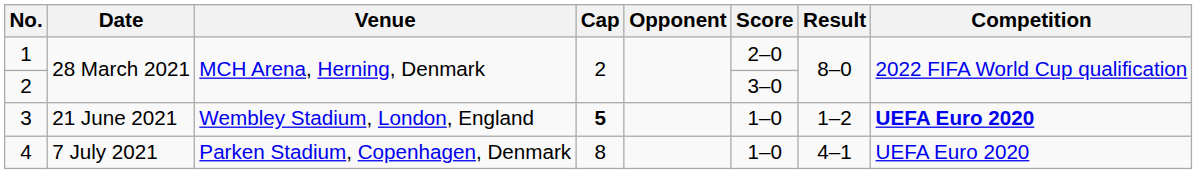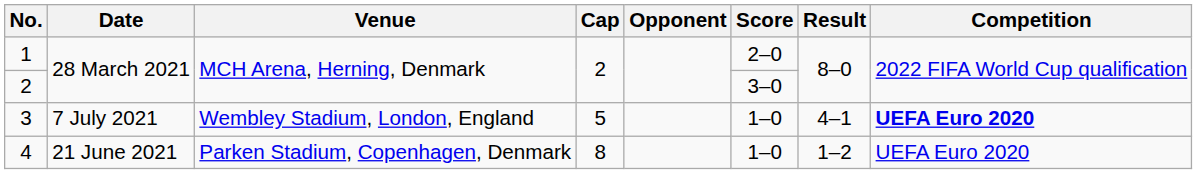(115, 119) 21 June 2021 -> (105, 119) 7 July 2021
(600, 119) bold -> (600, 119) normal
(835, 119) 1–2 -> (835, 119) 4–1
(105, 151) 7 July 2021 -> (115, 151) 21 June 2021
(835, 151) 4–1 -> (835, 151) 1–2
